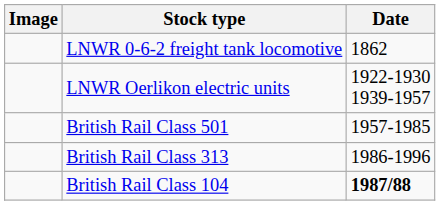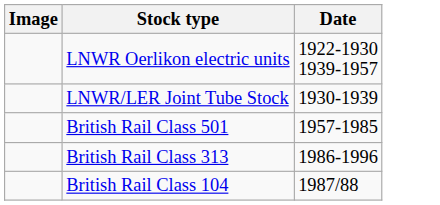- row: (204, 48)
+ row: (178, 98)
(381, 185) bold -> (328, 185) normal
